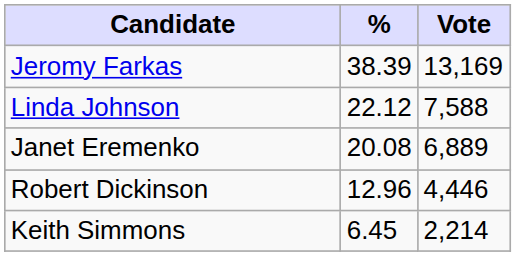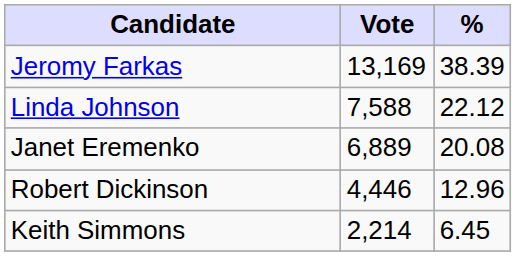columns swapped: (464, 25) <-> (379, 25)
